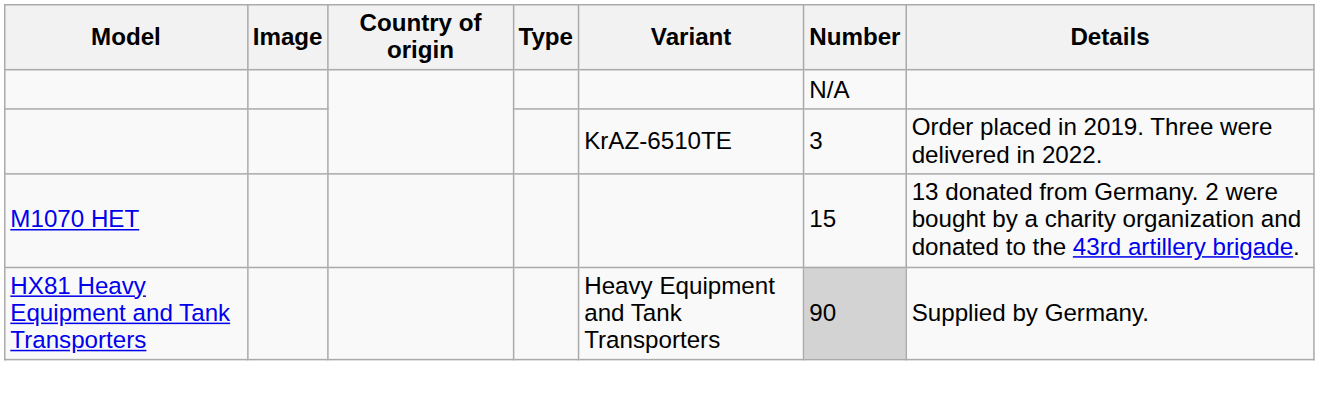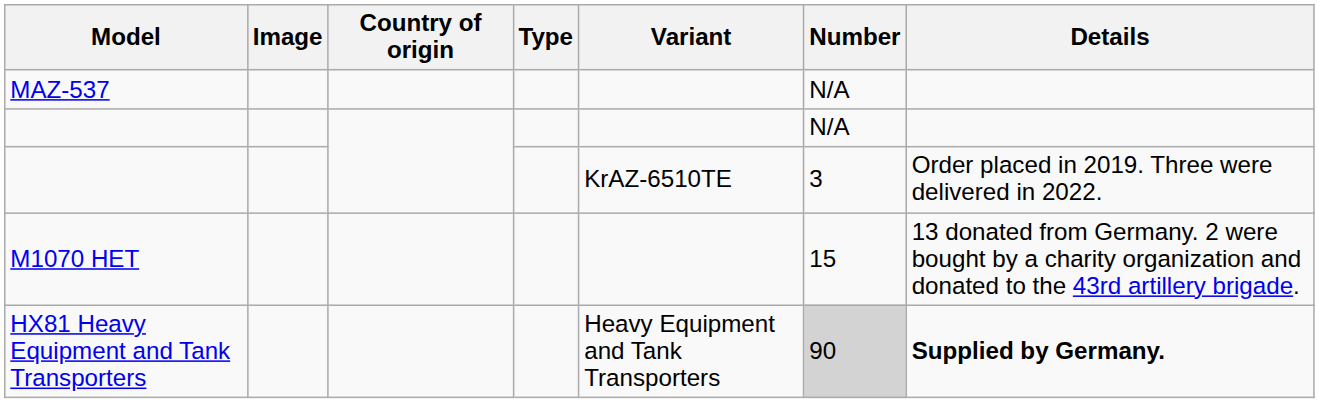+ row: (60, 89)
(1030, 312) normal -> (1038, 351) bold
